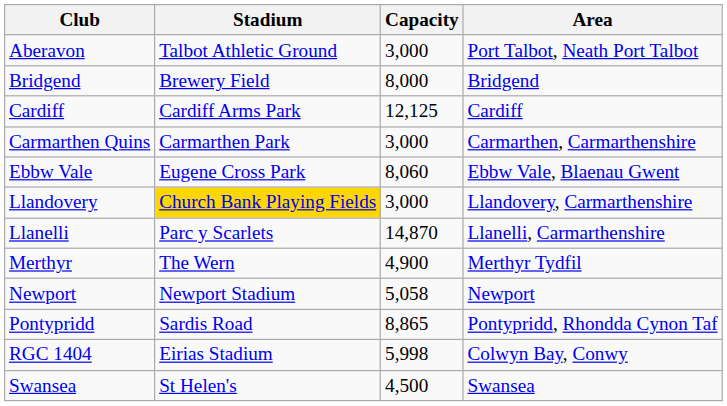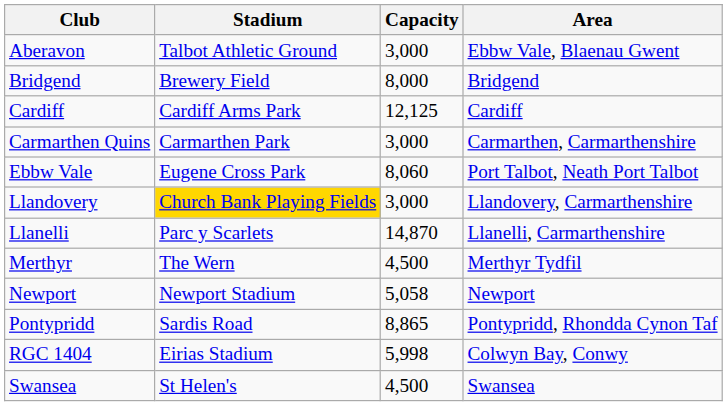(583, 50) Port Talbot, Neath Port Talbot -> (573, 50) Ebbw Vale, Blaenau Gwent
(573, 171) Ebbw Vale, Blaenau Gwent -> (583, 171) Port Talbot, Neath Port Talbot
(407, 263) 4,900 -> (407, 263) 4,500
